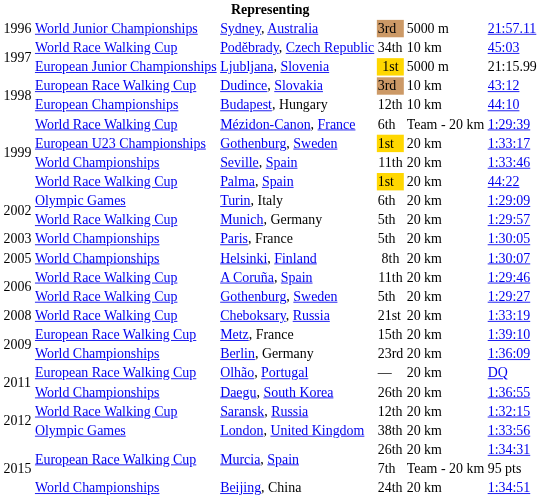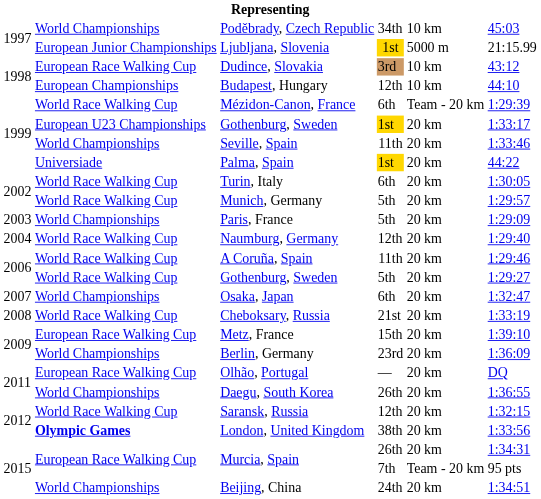- row: (269, 28)
(106, 47) World Race Walking Cup -> (97, 28) World Championships
(106, 181) World Race Walking Cup -> (69, 162) Universiade
(80, 200) Olympic Games -> (106, 181) World Race Walking Cup
(509, 200) 1:29:09 -> (509, 181) 1:30:05
(509, 239) 1:30:05 -> (509, 220) 1:29:09
+ row: (279, 239)
- row: (268, 258)
+ row: (257, 296)
(80, 430) normal -> (83, 430) bold
